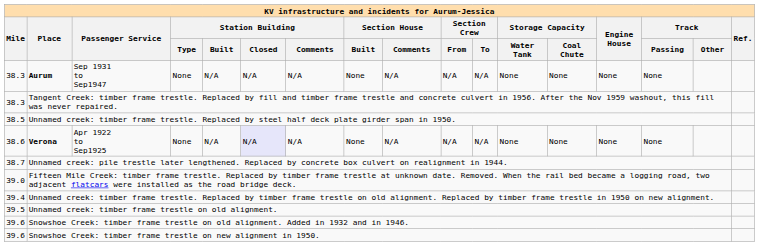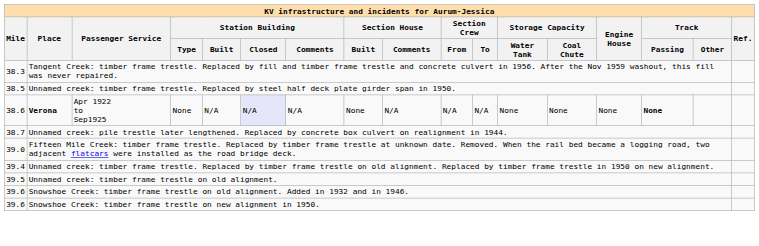- row: (40, 76)
(653, 141) normal -> (653, 110) bold
